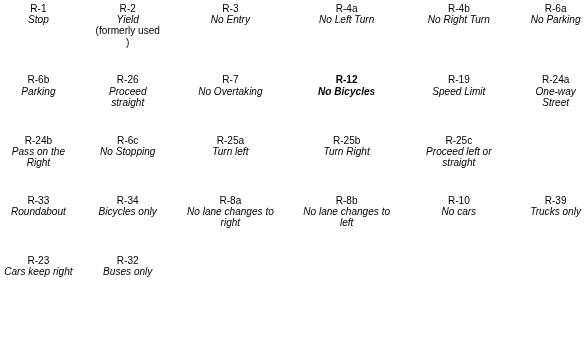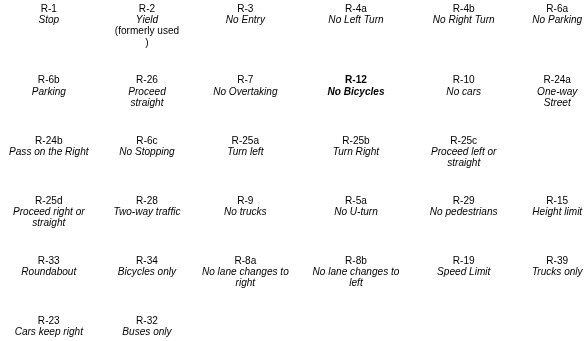(459, 85) R-19 Speed Limit -> (464, 85) R-10 No cars
+ row: (49, 211)
(459, 206) R-10 No cars -> (464, 266) R-19 Speed Limit
